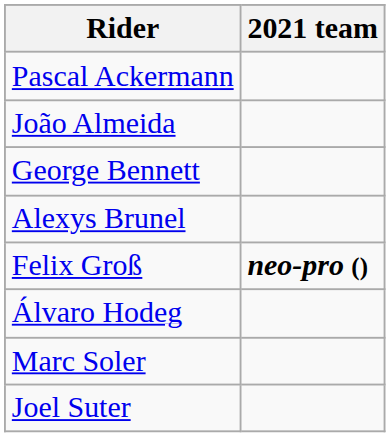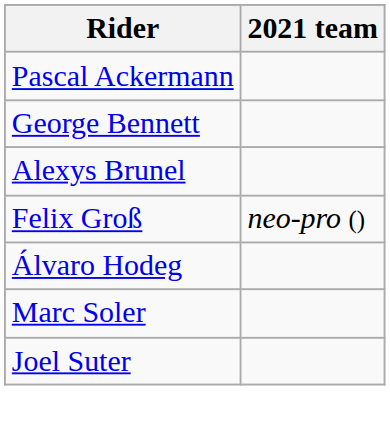- row: (94, 123)
(308, 265) bold -> (306, 218) normal
